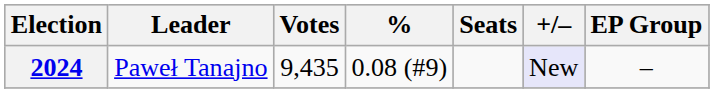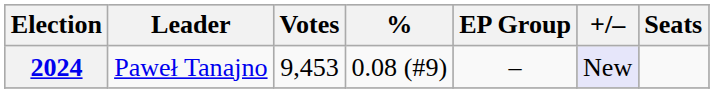columns swapped: (488, 25) <-> (646, 25)
(310, 66) 9,435 -> (310, 66) 9,453
